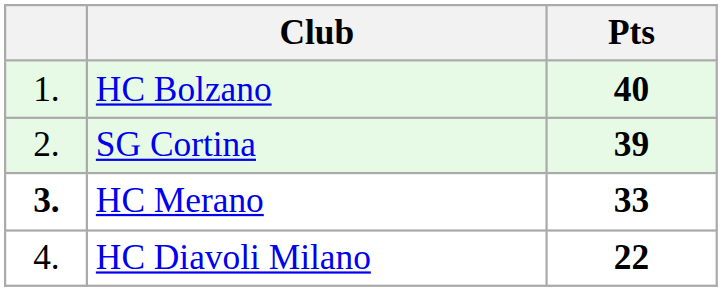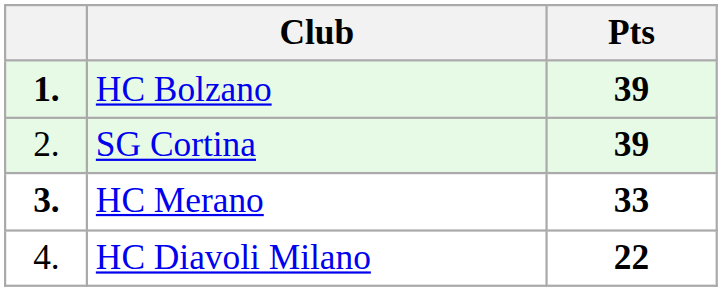(46, 88) normal -> (46, 88) bold
(632, 88) 40 -> (632, 88) 39
